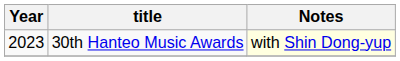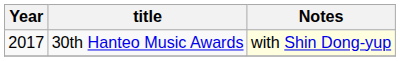(26, 42) 2023 -> (26, 42) 2017
